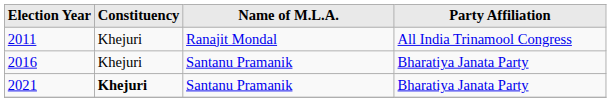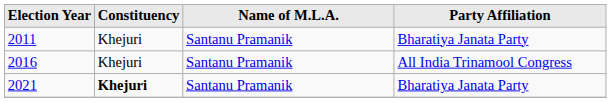(232, 39) Ranajit Mondal -> (239, 39) Santanu Pramanik
(485, 39) All India Trinamool Congress -> (463, 39) Bharatiya Janata Party
(463, 62) Bharatiya Janata Party -> (485, 62) All India Trinamool Congress
